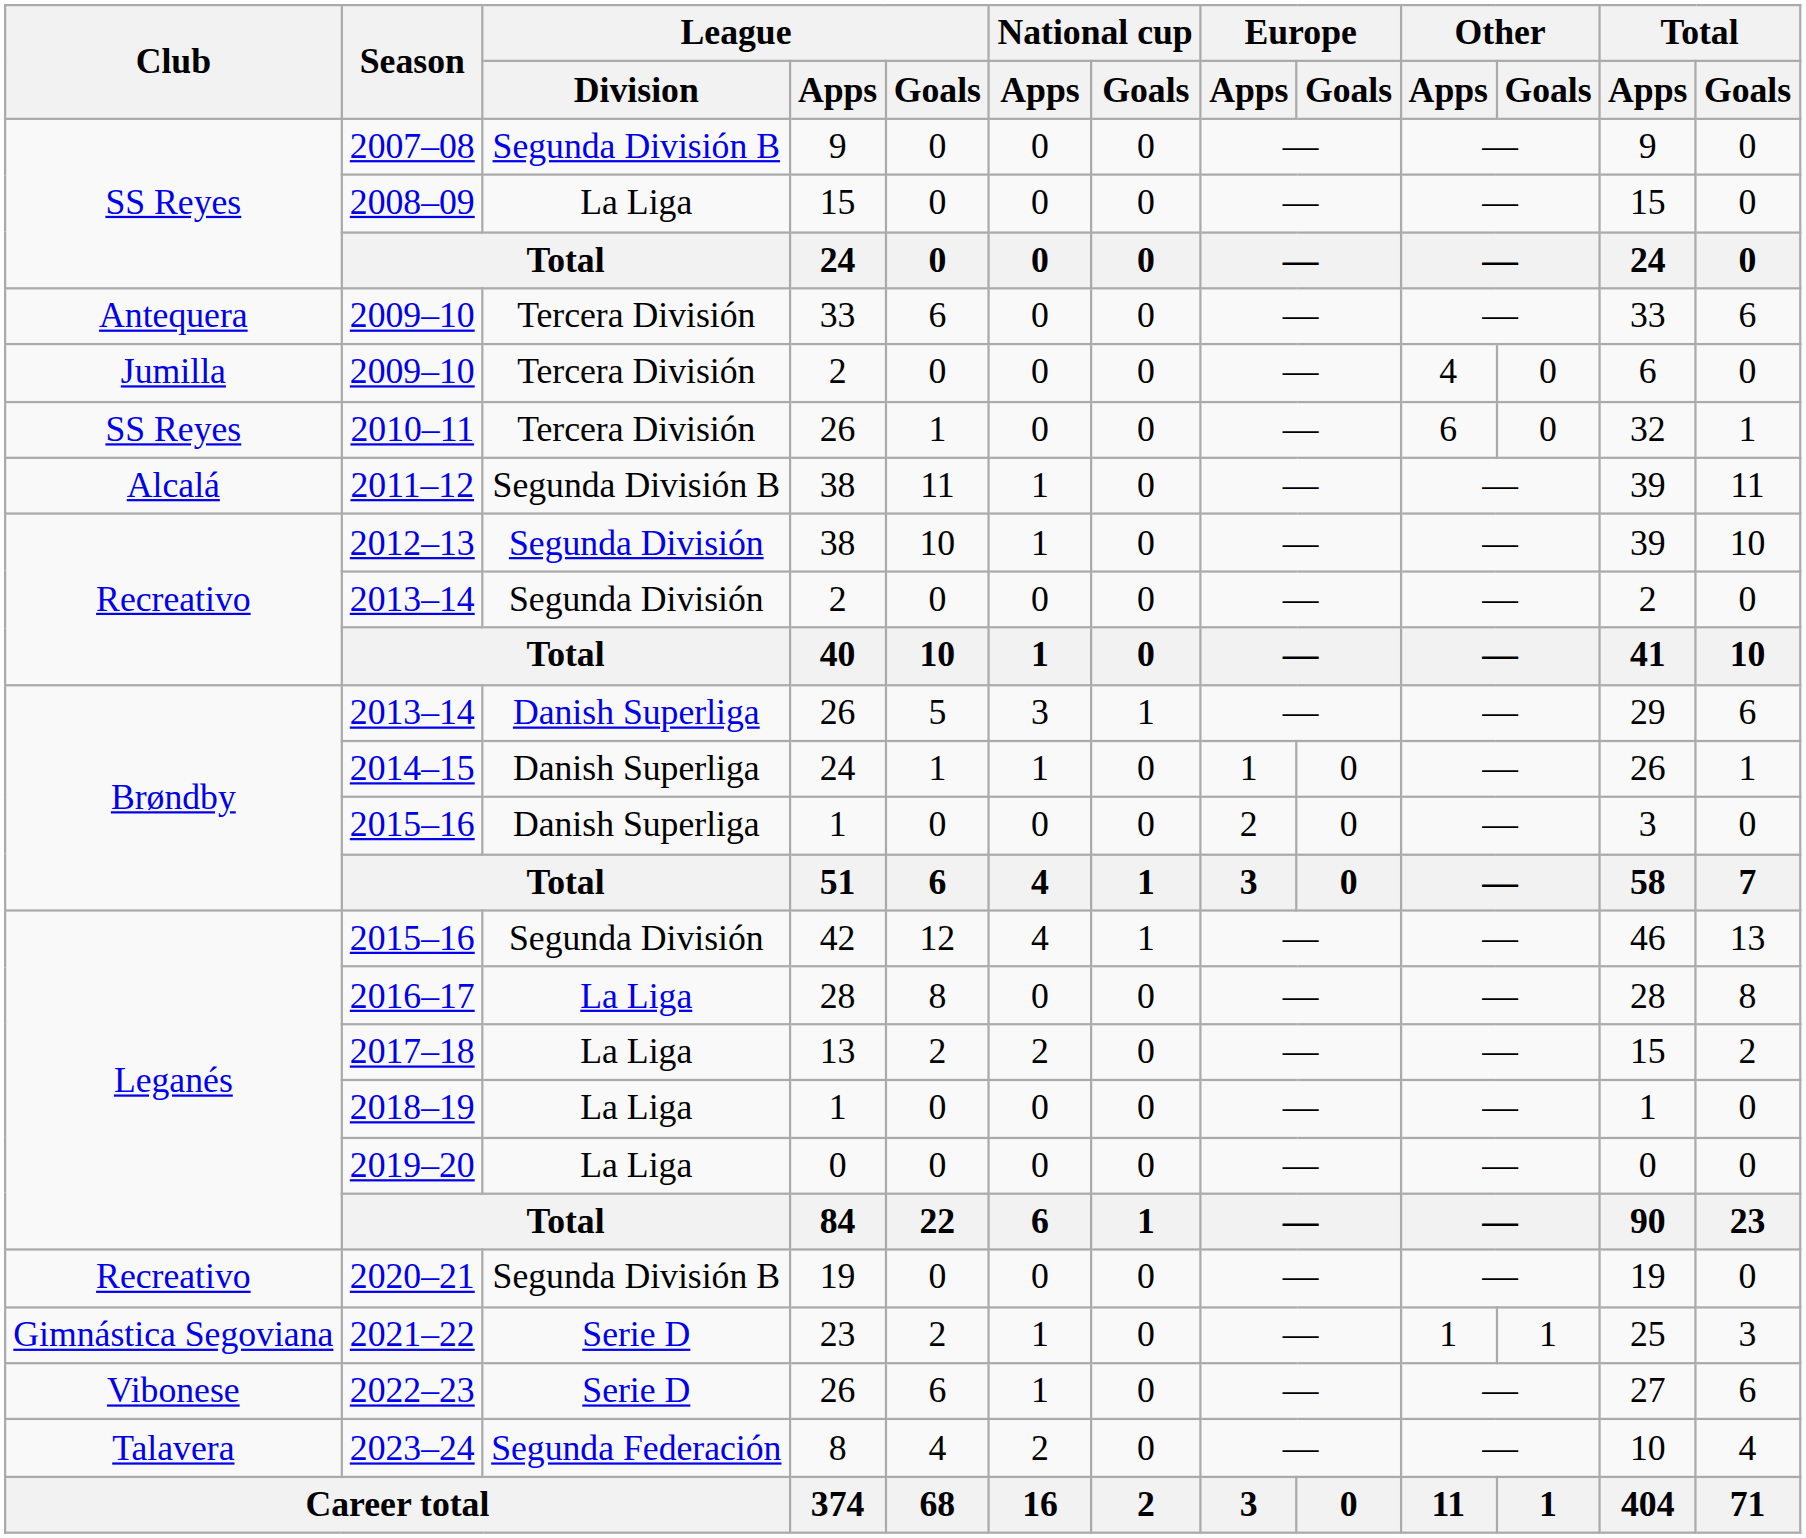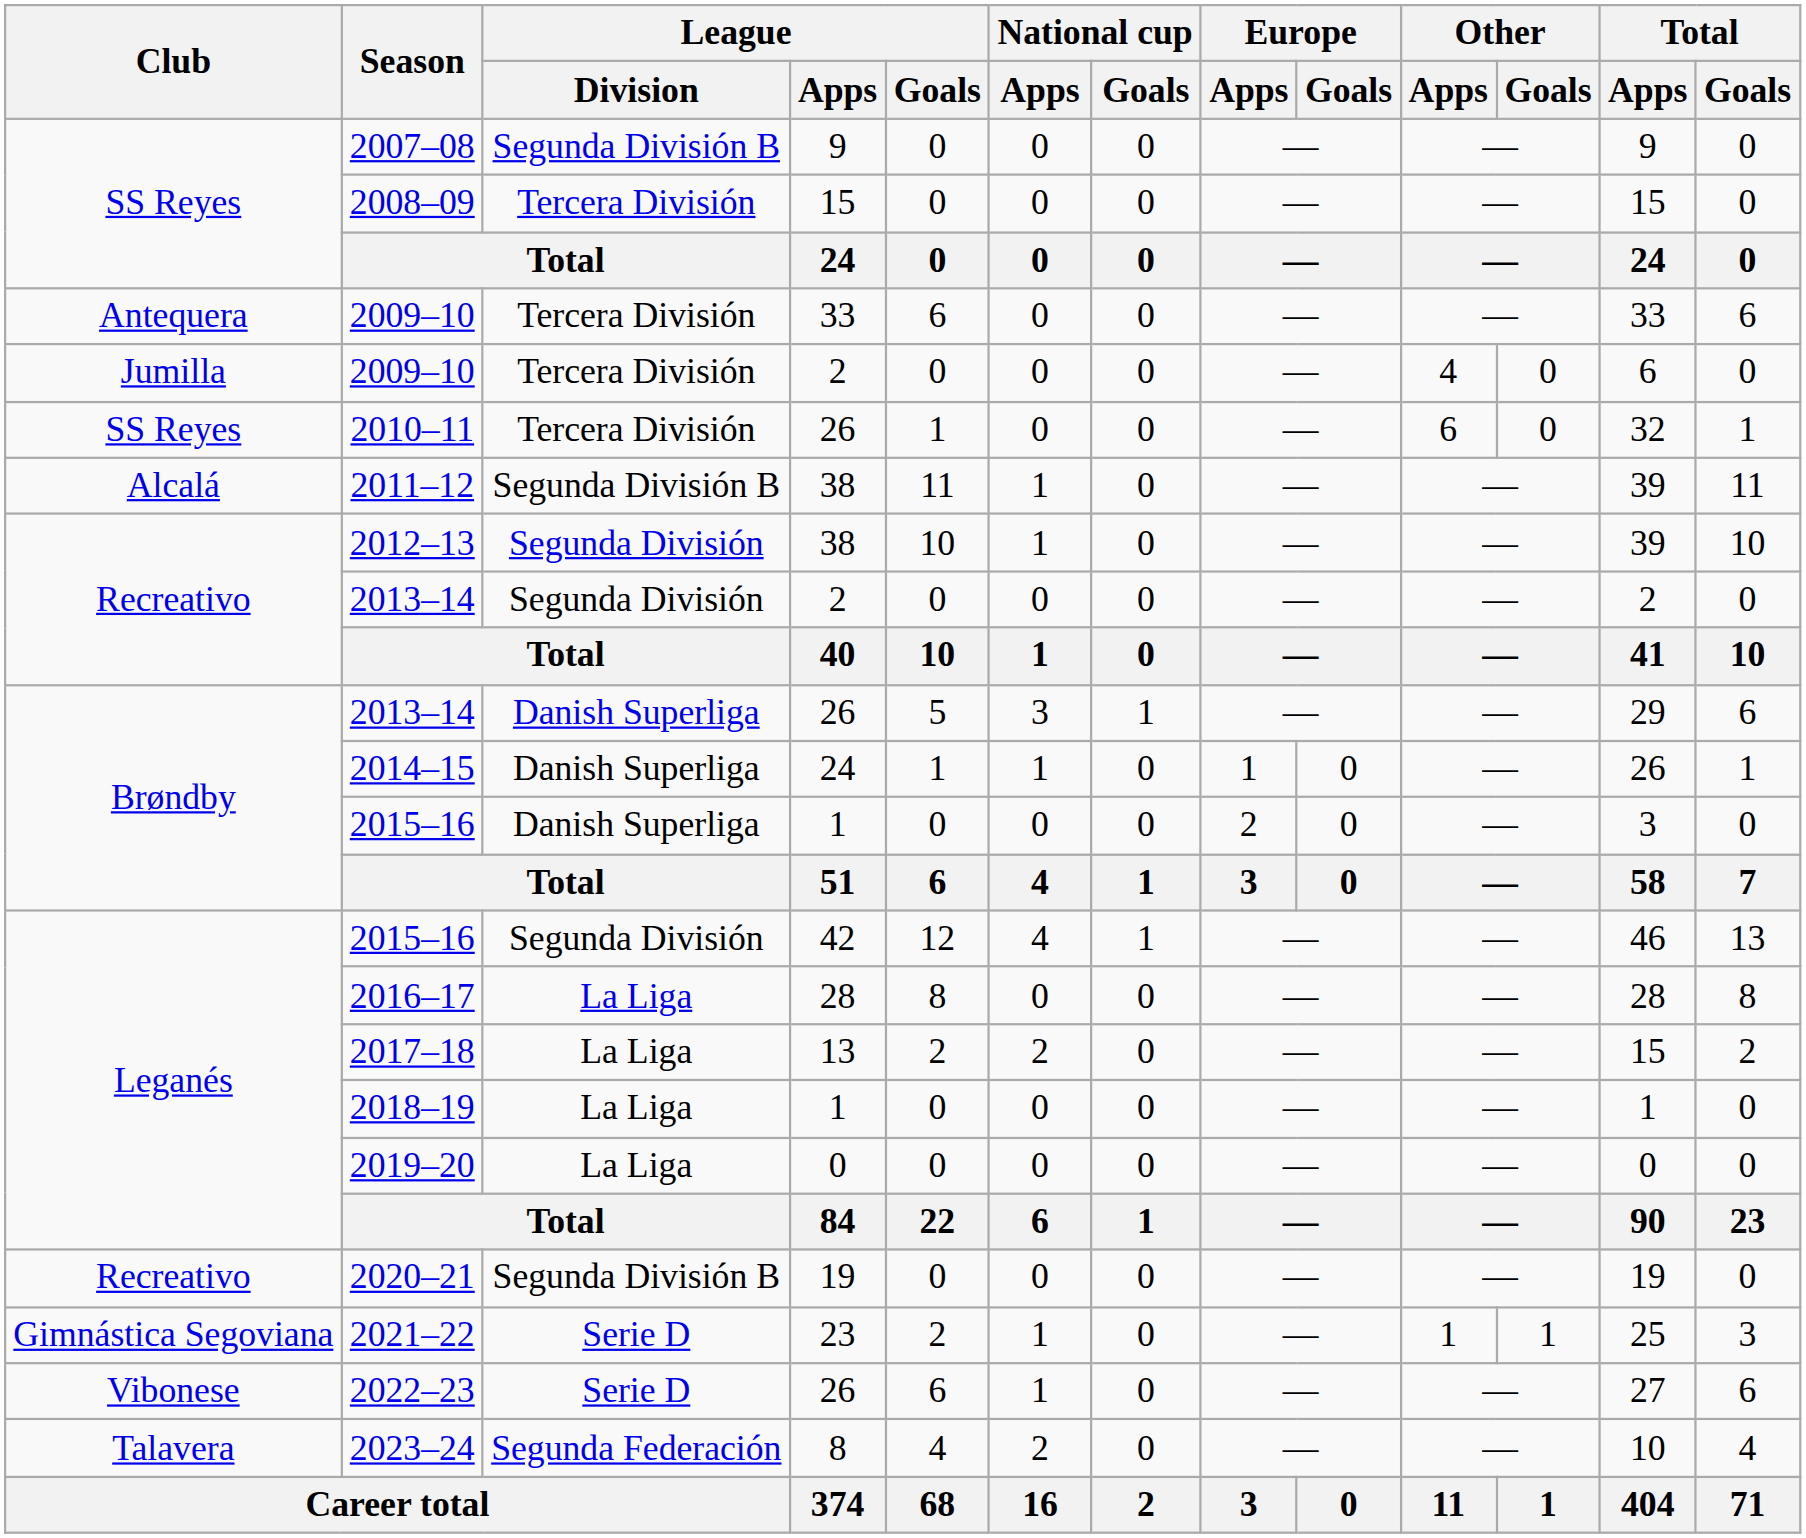(636, 202) La Liga -> (636, 202) Tercera División
